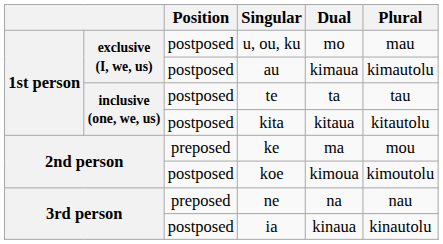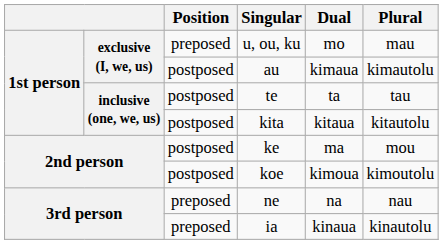(201, 43) postposed -> (201, 43) preposed
(201, 148) preposed -> (201, 148) postposed
(201, 226) postposed -> (201, 226) preposed
